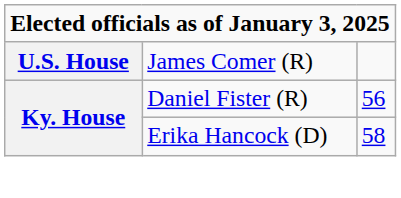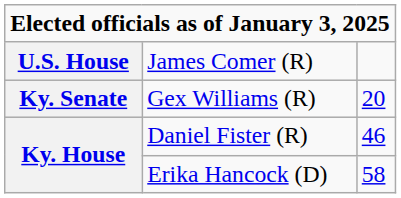+ row: (231, 98)
(374, 98) 56 -> (374, 135) 46
